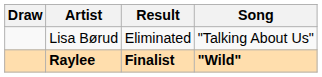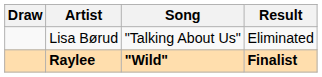columns swapped: (256, 15) <-> (158, 15)
